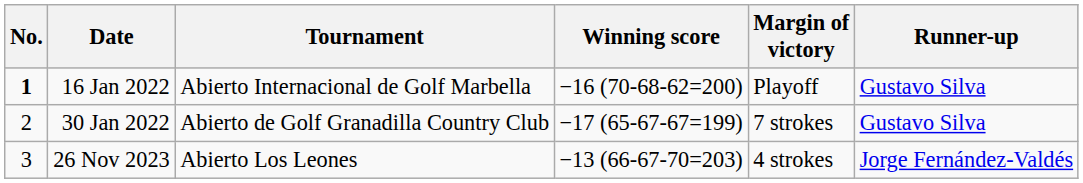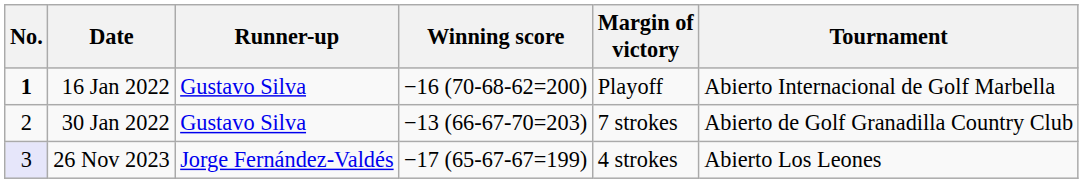columns swapped: (365, 36) <-> (966, 36)
(651, 123) −17 (65-67-67=199) -> (496, 123) −13 (66-67-70=203)
(26, 160) no background -> (26, 160) lavender background
(651, 160) −13 (66-67-70=203) -> (496, 160) −17 (65-67-67=199)
